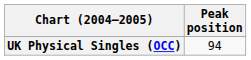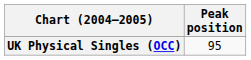(215, 46) 94 -> (215, 46) 95
